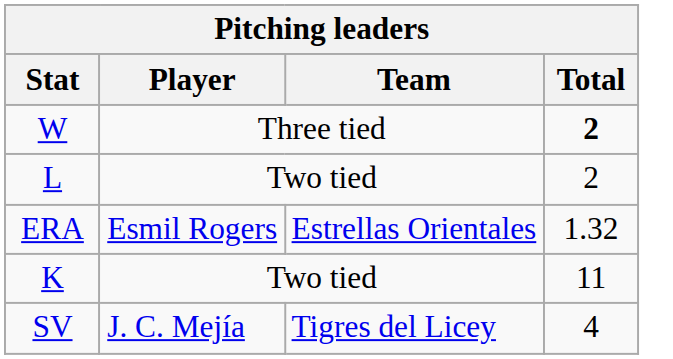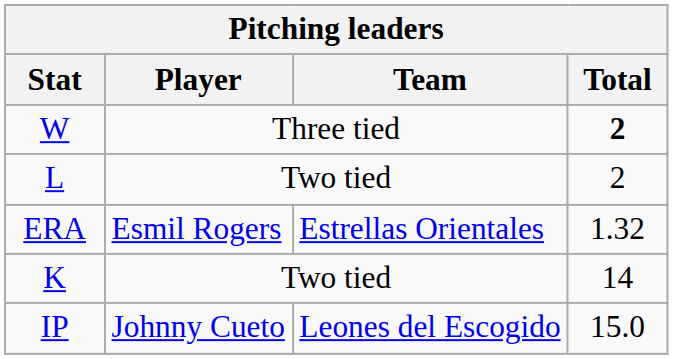(591, 278) 11 -> (617, 278) 14
+ row: (55, 327)
- row: (52, 327)
